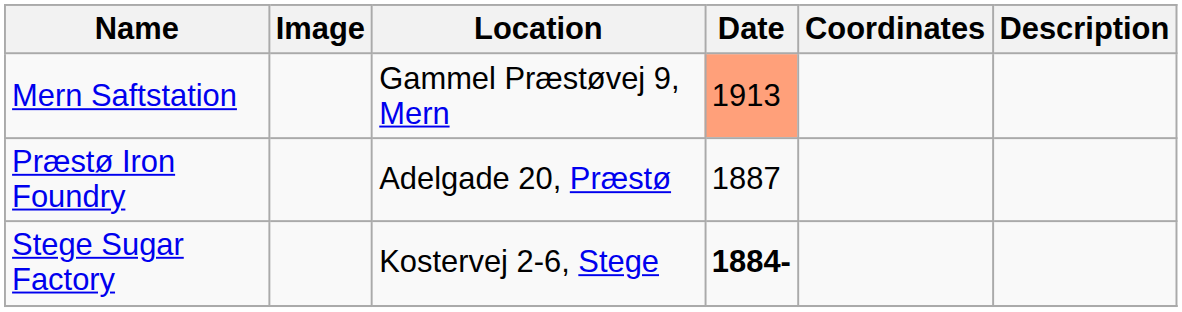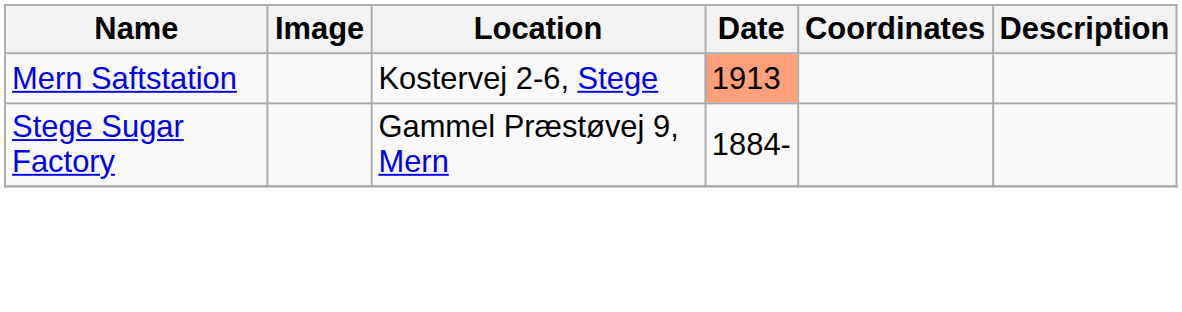(529, 95) Gammel Præstøvej 9, Mern -> (518, 77) Kostervej 2-6, Stege
- row: (94, 179)
(519, 262) Kostervej 2-6, Stege -> (529, 144) Gammel Præstøvej 9, Mern
(751, 262) bold -> (751, 144) normal
